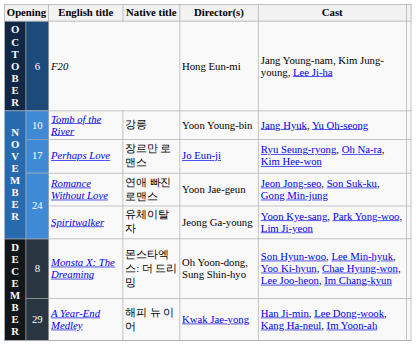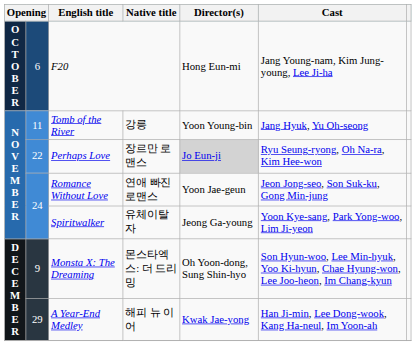(37, 125) 10 -> (37, 125) 11
(37, 156) 17 -> (37, 156) 22
(202, 156) no background -> (202, 156) lightgrey background
(37, 268) 8 -> (37, 268) 9
